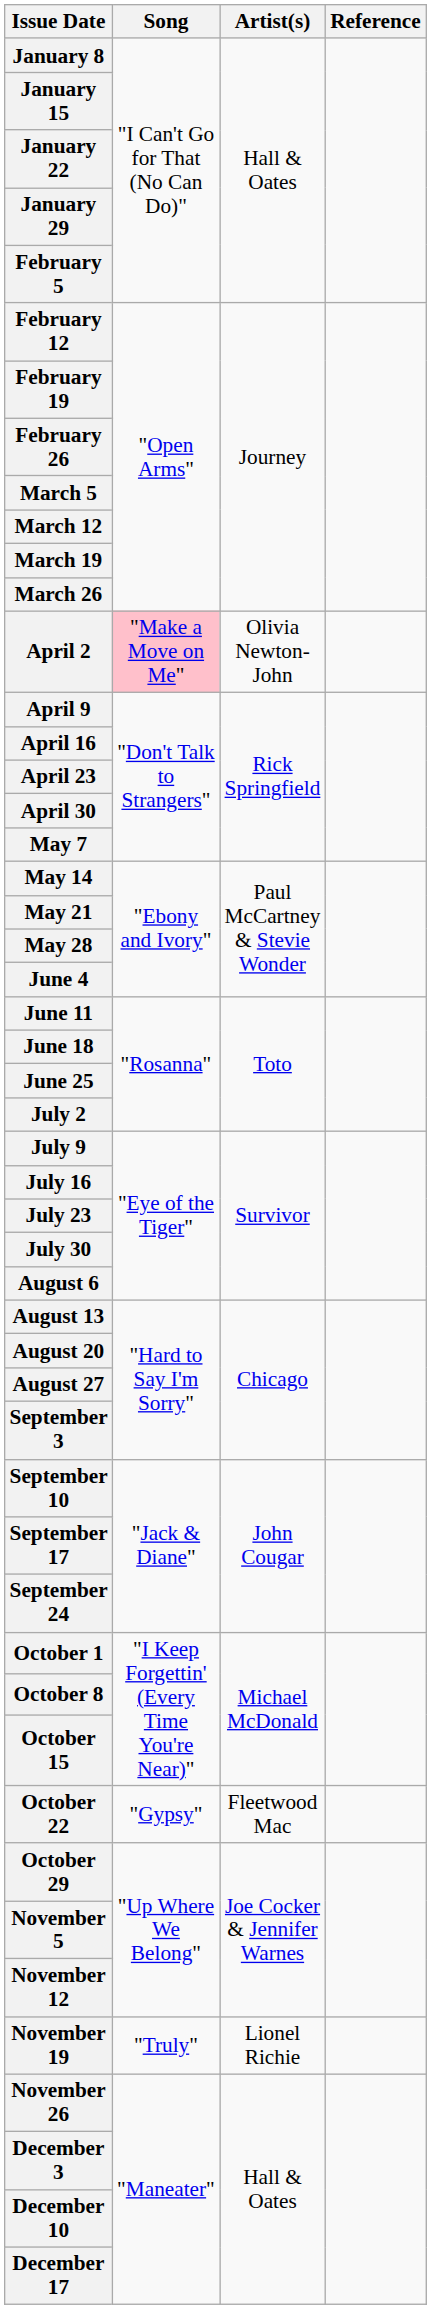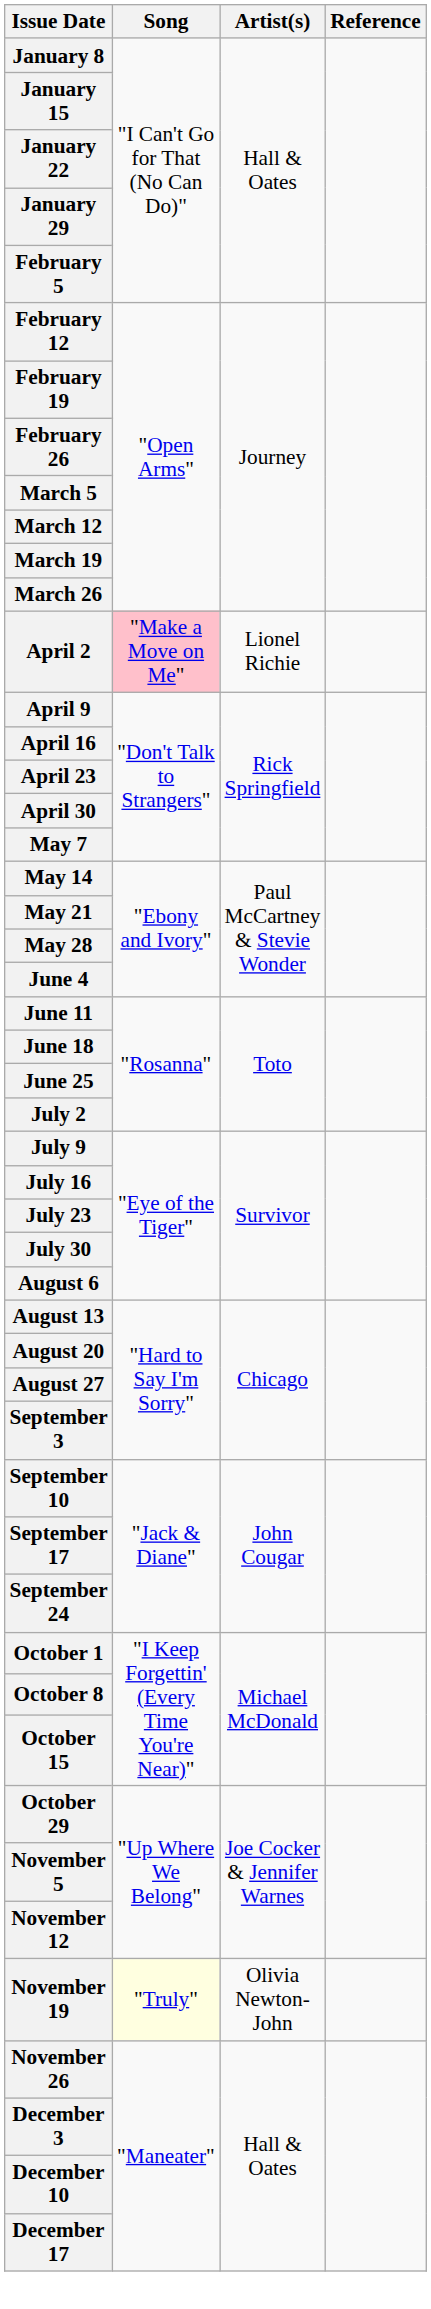(272, 651) Olivia Newton-John -> (272, 651) Lionel Richie
- row: (58, 1814)
(166, 2044) no background -> (166, 1999) lightyellow background
(272, 2044) Lionel Richie -> (272, 1999) Olivia Newton-John
